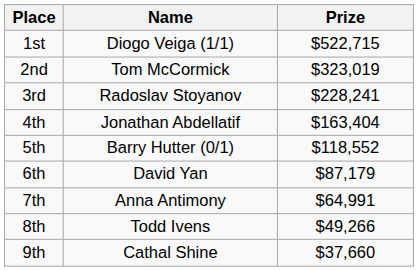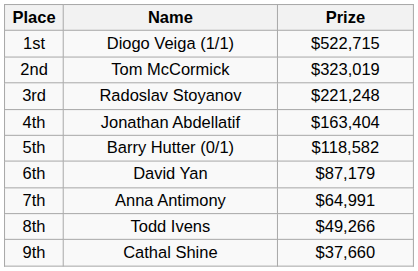(345, 95) $228,241 -> (345, 95) $221,248
(345, 148) $118,552 -> (345, 148) $118,582
